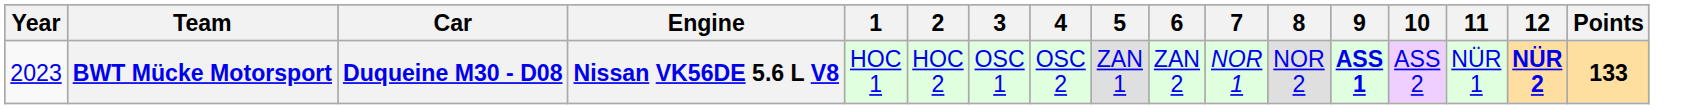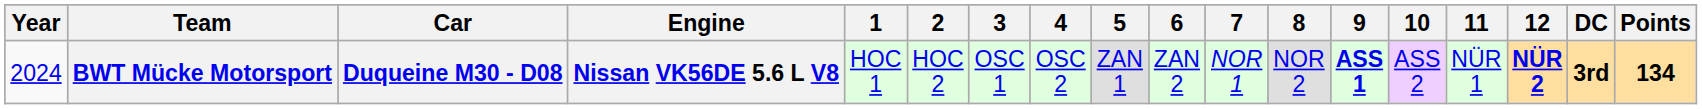+ column: (1591, 23)
(36, 72) 2023 -> (36, 72) 2024
(1609, 72) 133 -> (1656, 72) 134
